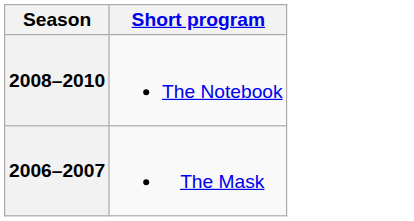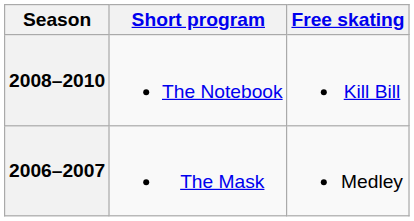+ column: (348, 19)
